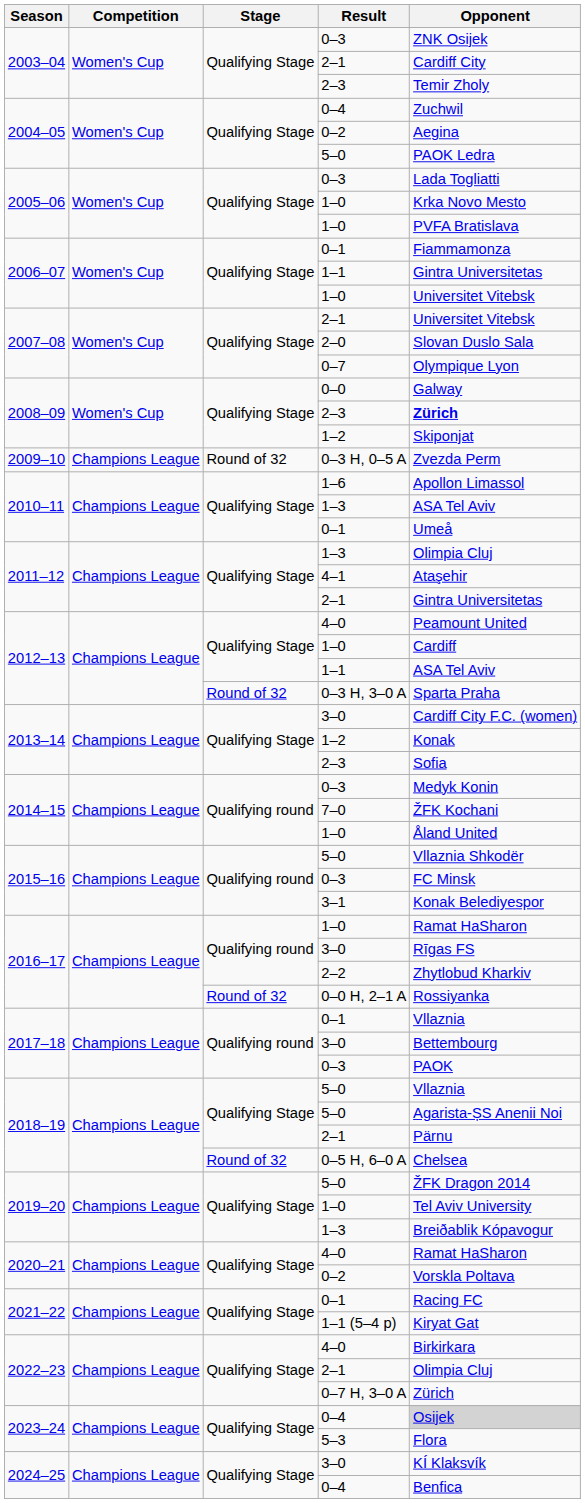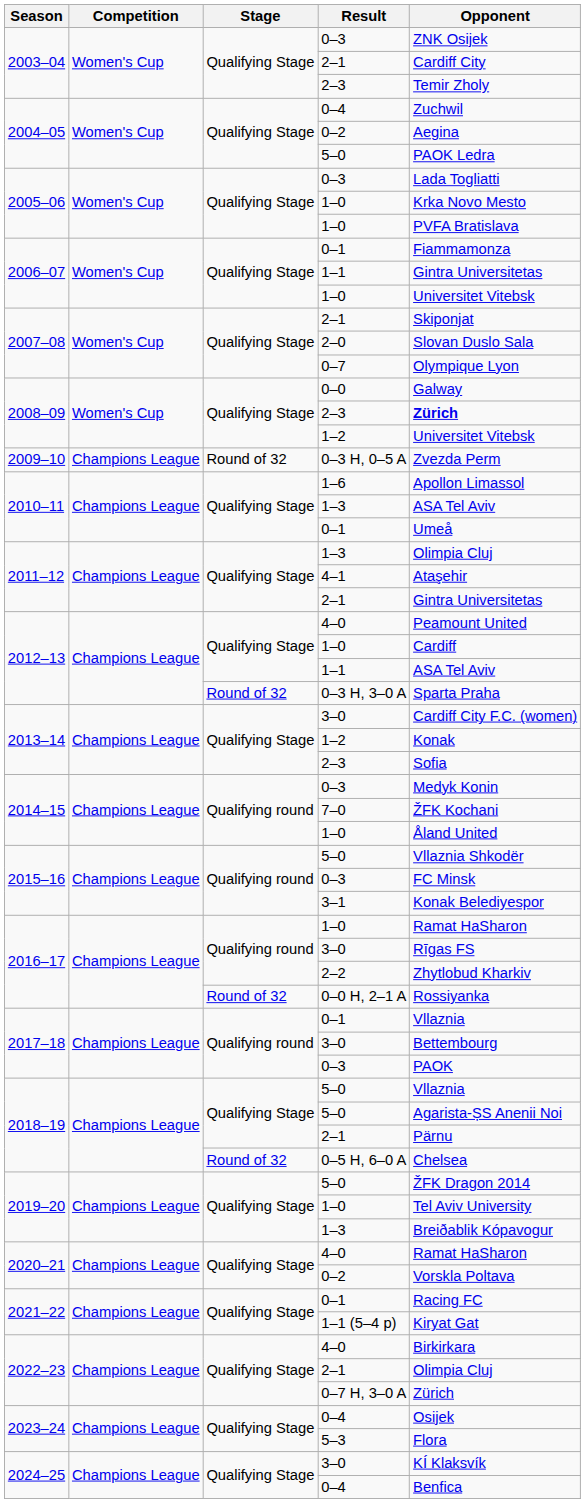(474, 319) Universitet Vitebsk -> (443, 319) Skiponjat
(443, 436) Skiponjat -> (474, 436) Universitet Vitebsk
(434, 1416) lightgrey background -> (434, 1416) no background
